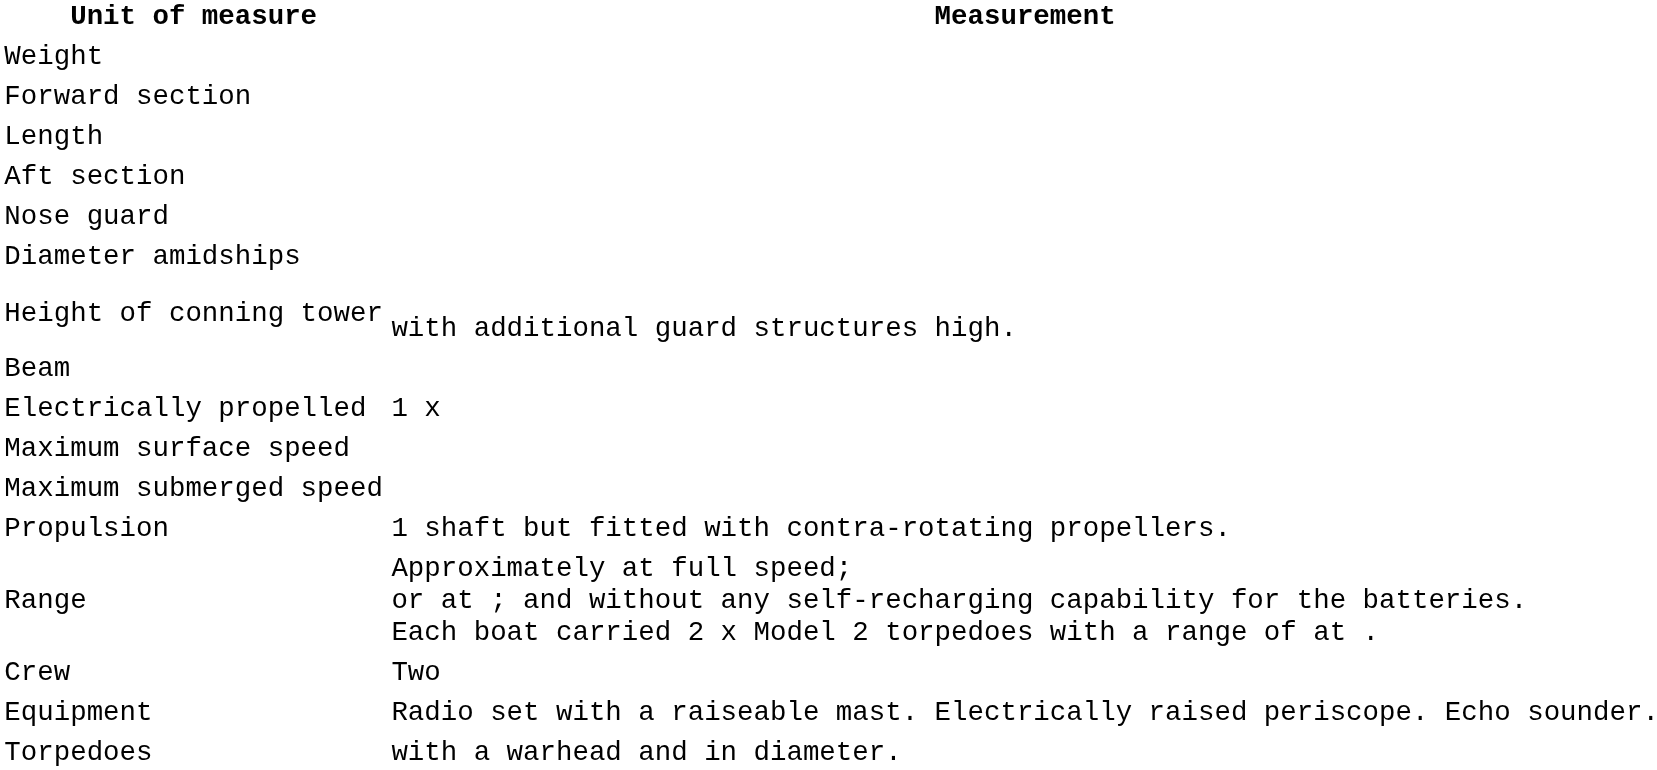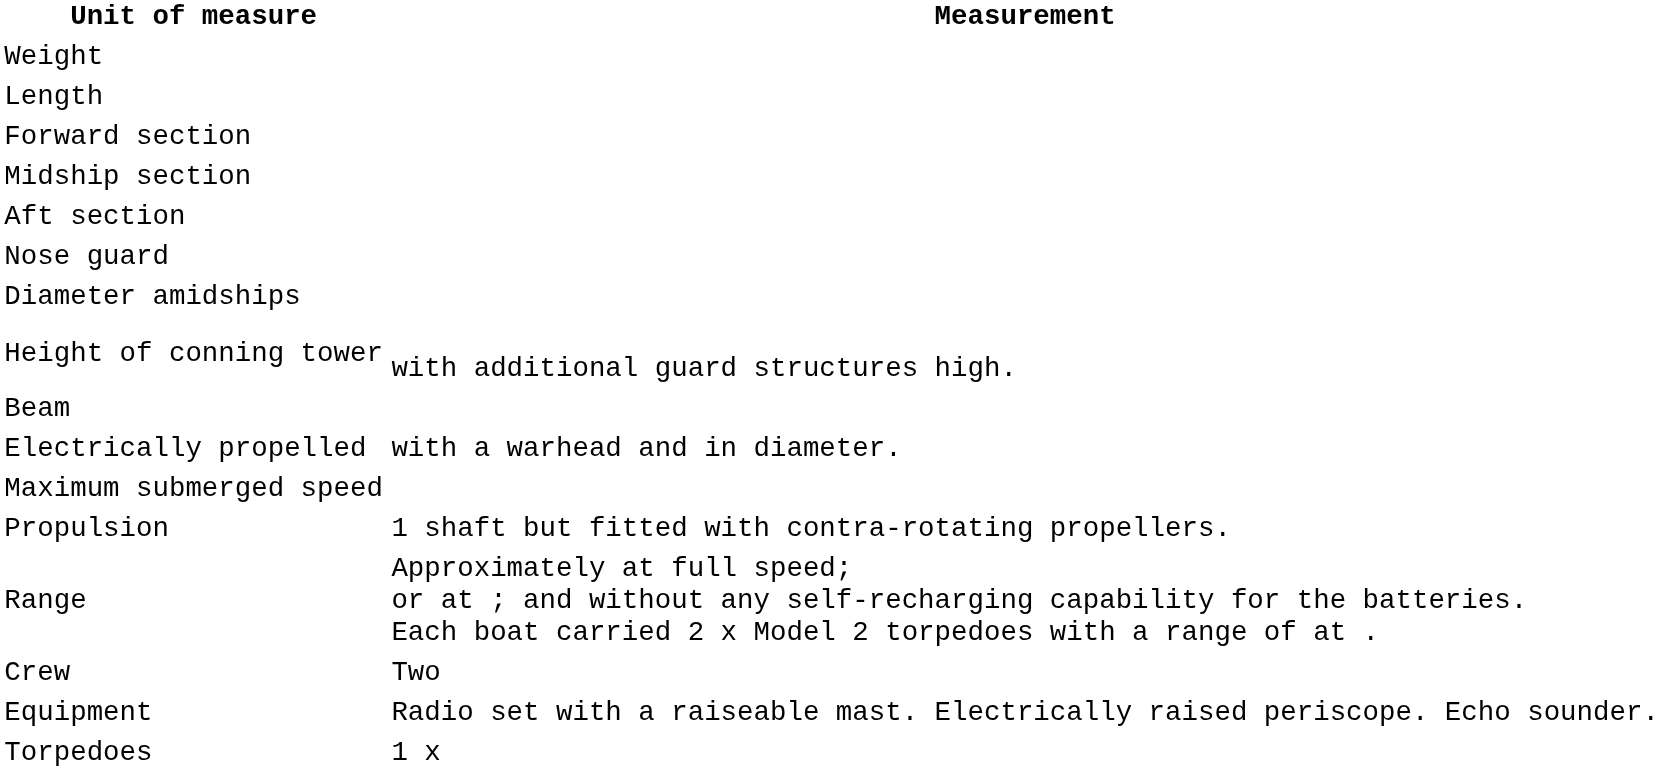rows swapped: (54, 136) <-> (128, 96)
+ row: (128, 177)
(416, 409) 1 x -> (647, 449) with a warhead and in diameter.
- row: (177, 449)
(647, 753) with a warhead and in diameter. -> (416, 753) 1 x
